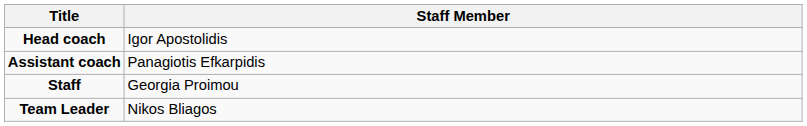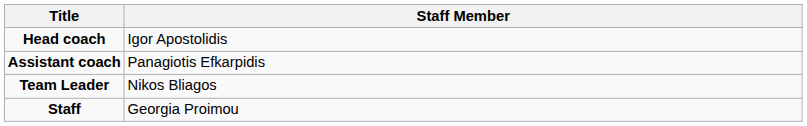rows swapped: (64, 109) <-> (64, 86)
